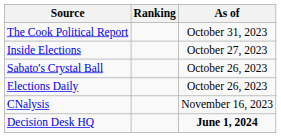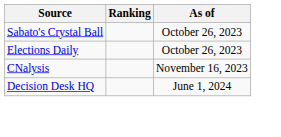- row: (68, 31)
- row: (44, 50)
(227, 123) bold -> (202, 86) normal
